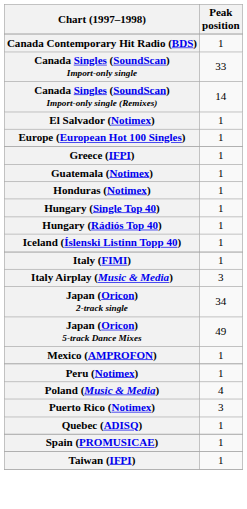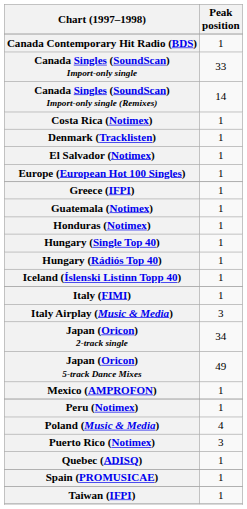+ row: (102, 120)
+ row: (102, 138)
